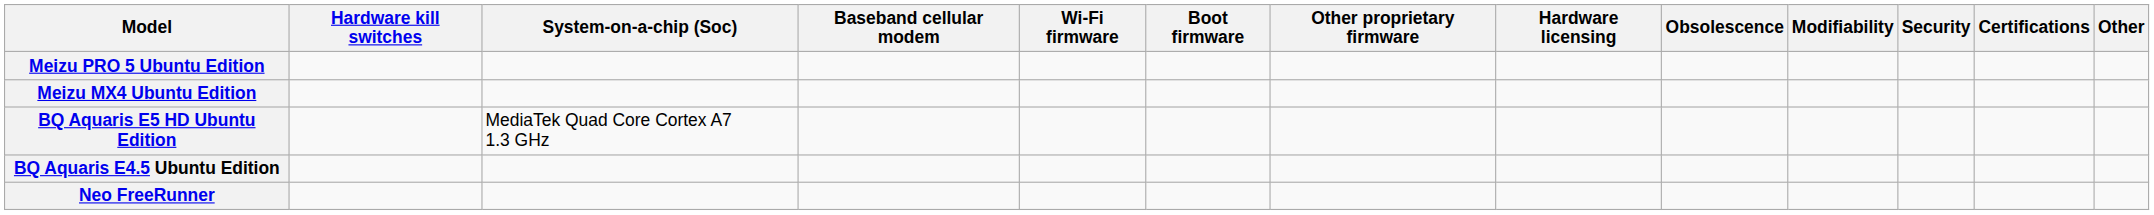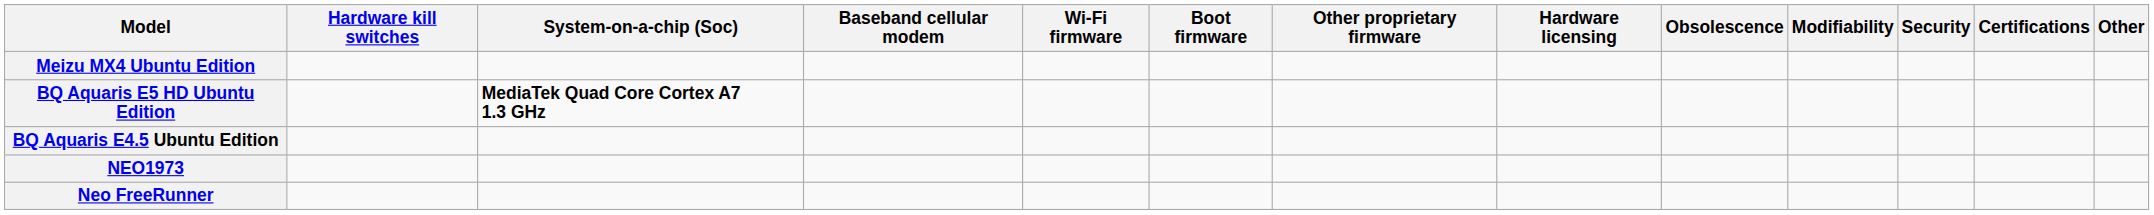- row: (147, 65)
(609, 130) normal -> (611, 103) bold
+ row: (146, 168)
